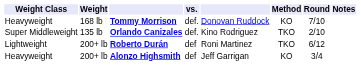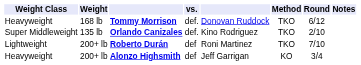(287, 21) KO -> (287, 21) TKO
(317, 21) 7/10 -> (317, 21) 6/12
(317, 44) 6/12 -> (317, 44) 7/10
